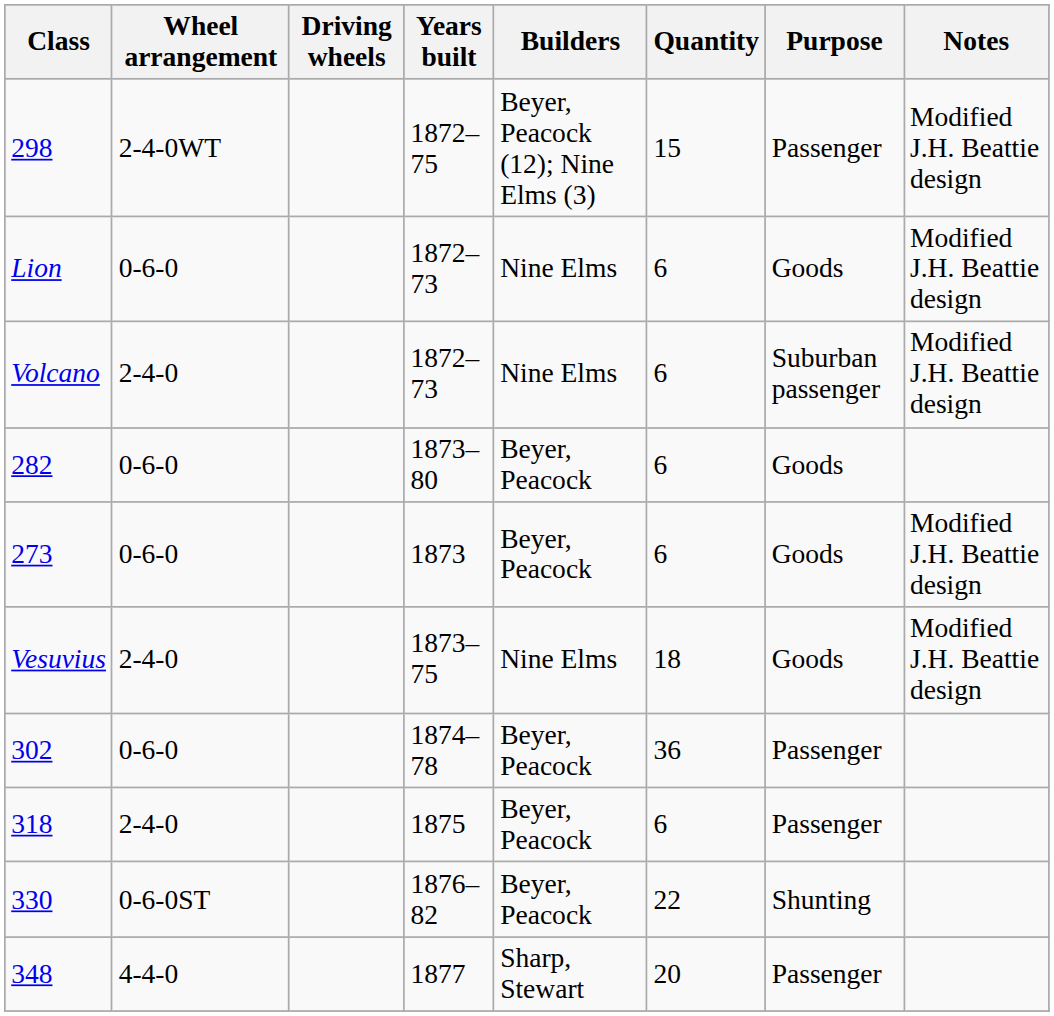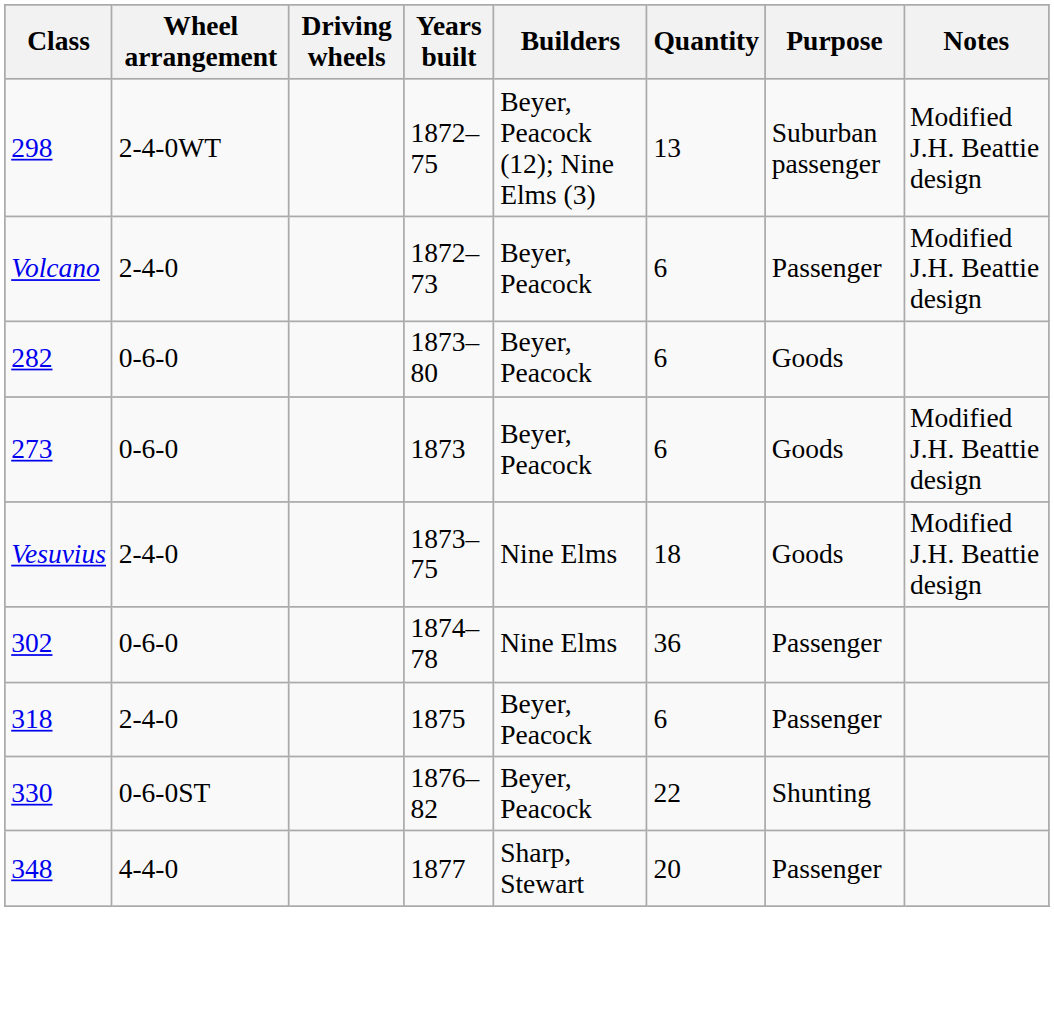(667, 147) 15 -> (667, 147) 13
(827, 147) Passenger -> (826, 147) Suburban passenger
- row: (36, 268)
(559, 373) Nine Elms -> (546, 268) Beyer, Peacock
(826, 373) Suburban passenger -> (827, 268) Passenger
(546, 749) Beyer, Peacock -> (559, 644) Nine Elms
